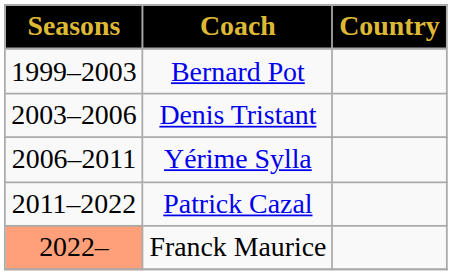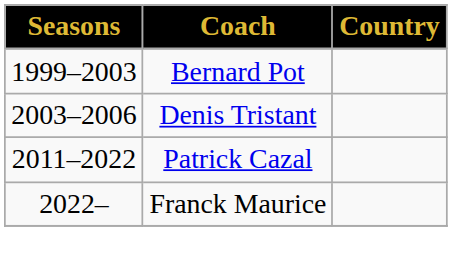- row: (238, 159)
(74, 247) lightsalmon background -> (74, 203) no background
